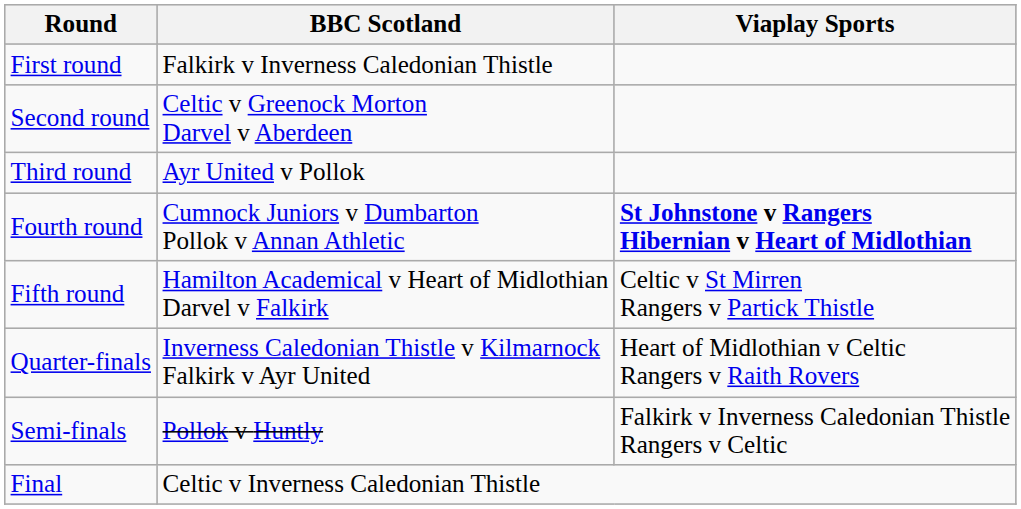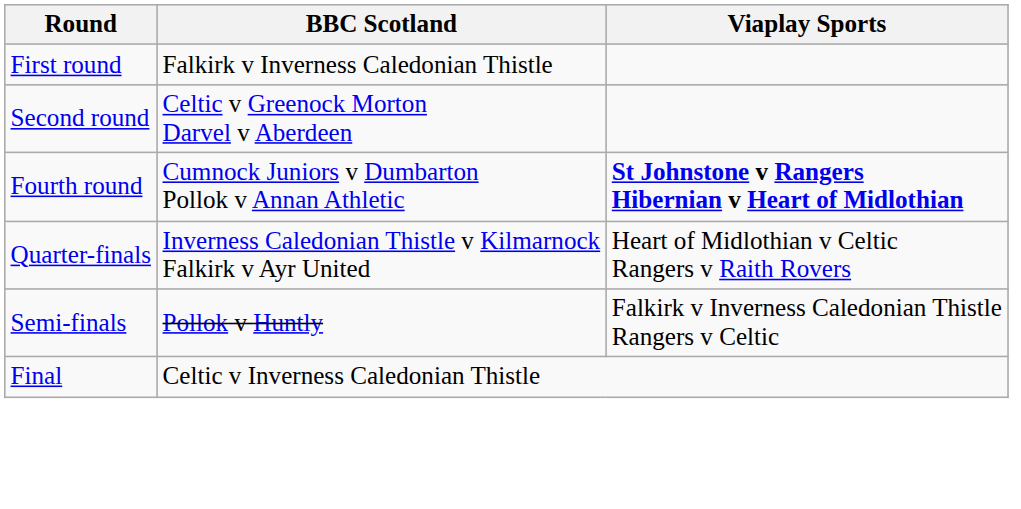- row: (71, 172)
- row: (67, 294)
